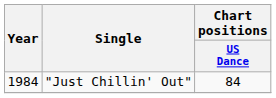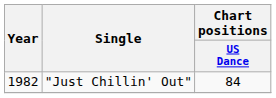(23, 82) 1984 -> (23, 82) 1982
